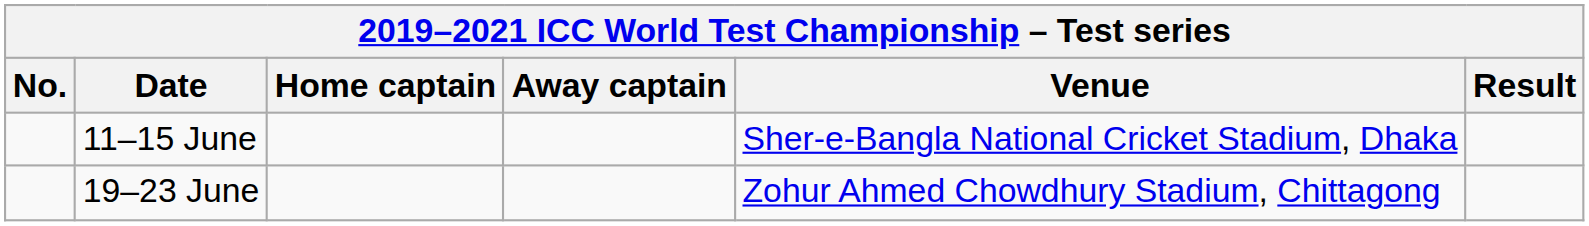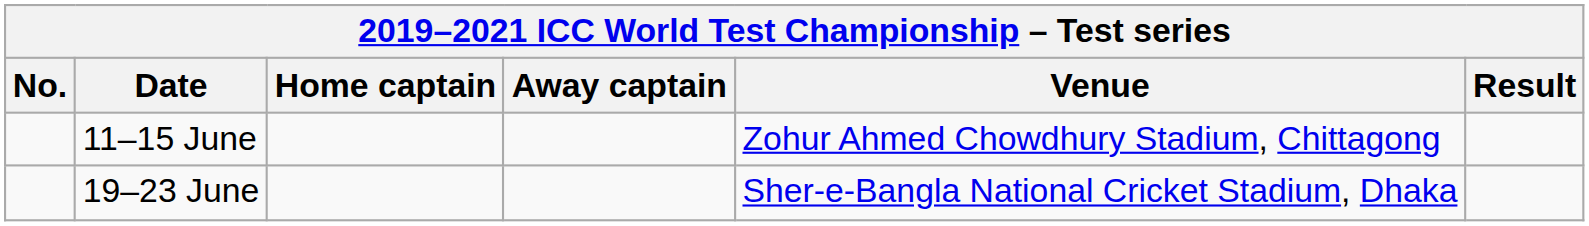(1100, 138) Sher-e-Bangla National Cricket Stadium, Dhaka -> (1092, 138) Zohur Ahmed Chowdhury Stadium, Chittagong
(1092, 191) Zohur Ahmed Chowdhury Stadium, Chittagong -> (1100, 191) Sher-e-Bangla National Cricket Stadium, Dhaka
